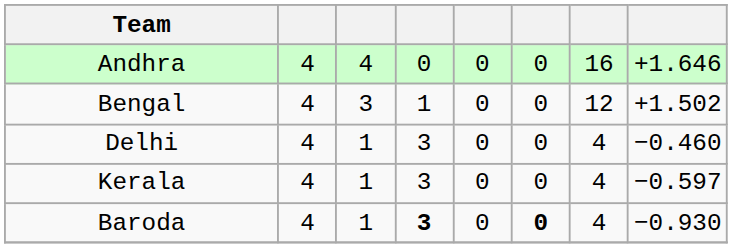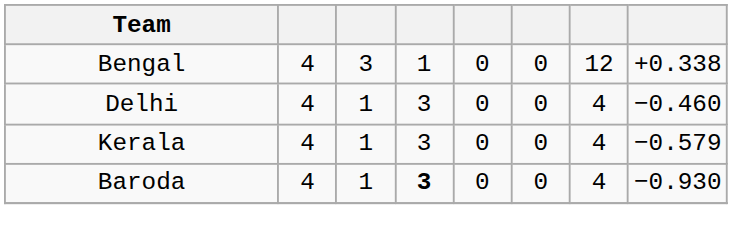- row: (142, 64)
(678, 104) +1.502 -> (678, 64) +0.338
(678, 183) −0.597 -> (678, 144) −0.579
(541, 223) bold -> (541, 183) normal
